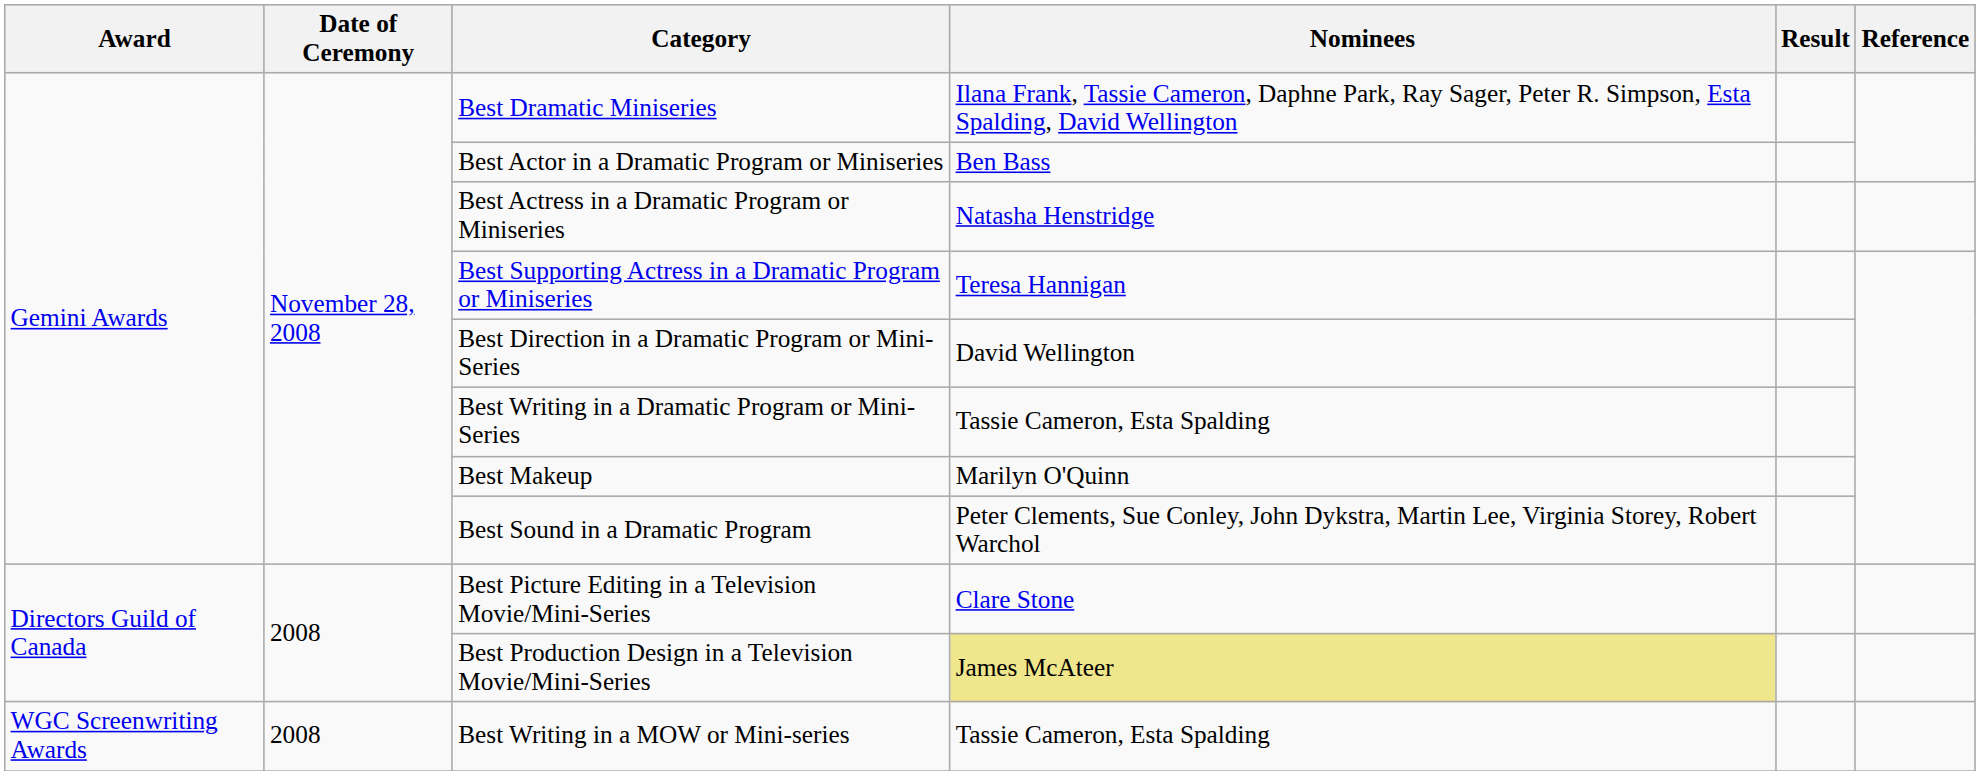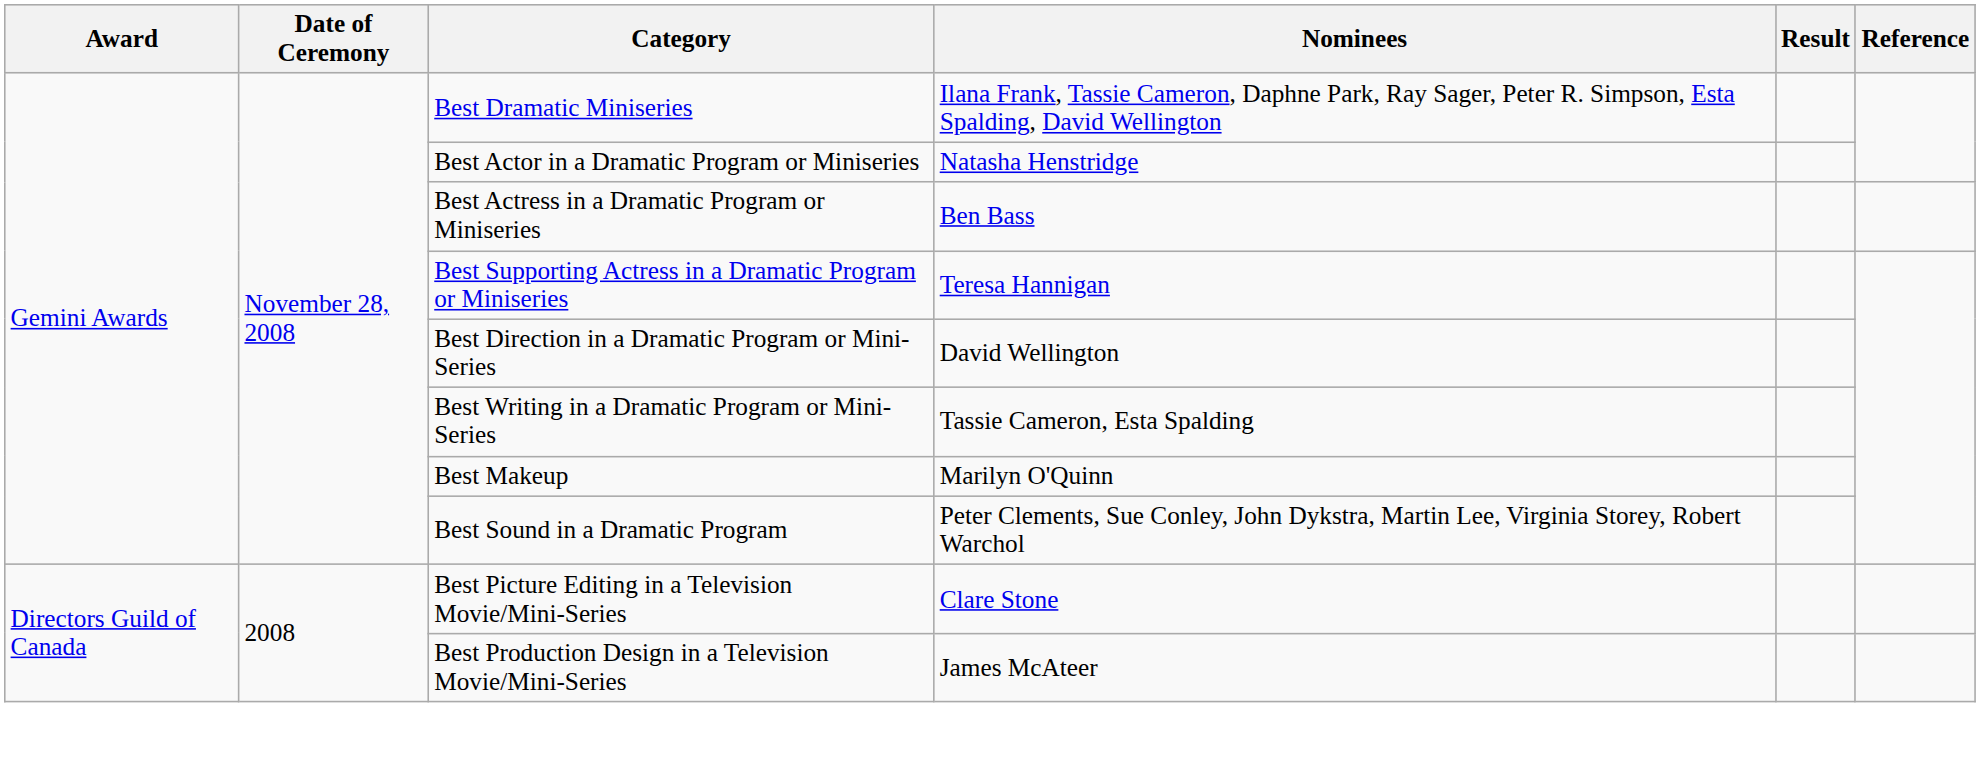(1003, 161) Ben Bass -> (1039, 161) Natasha Henstridge
(1055, 215) Natasha Henstridge -> (987, 215) Ben Bass
(1035, 667) khaki background -> (1019, 667) no background
- row: (654, 735)
